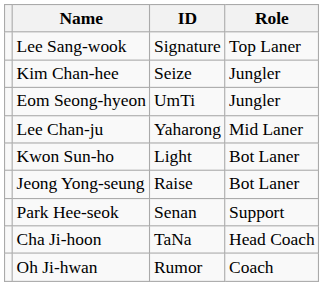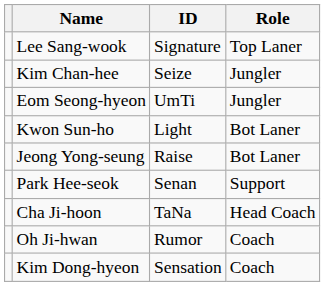- row: (60, 128)
+ row: (78, 267)
